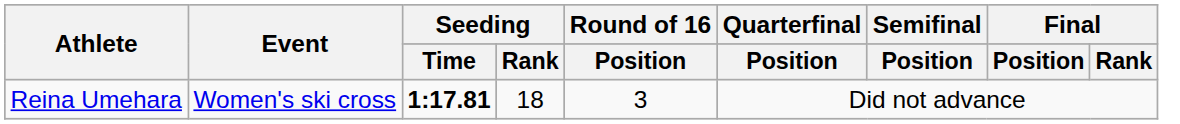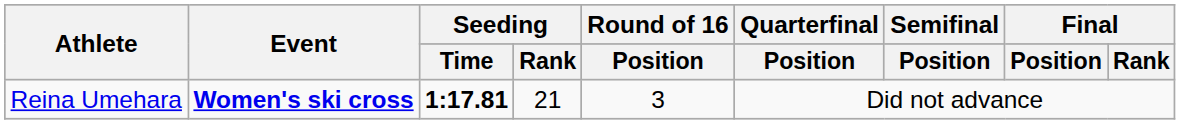(295, 100) normal -> (304, 100) bold
(530, 100) 18 -> (548, 100) 21
